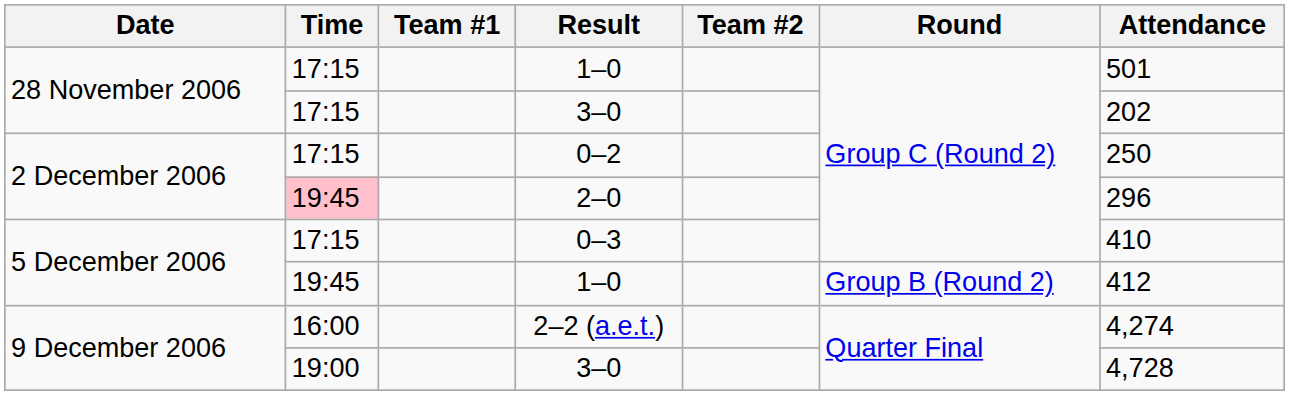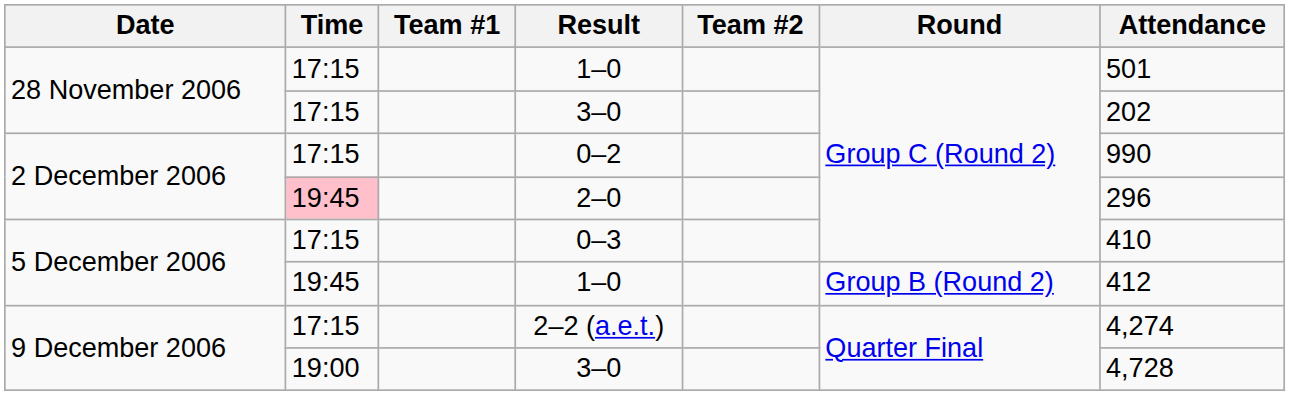(1129, 154) 250 -> (1129, 154) 990
(326, 326) 16:00 -> (326, 326) 17:15
